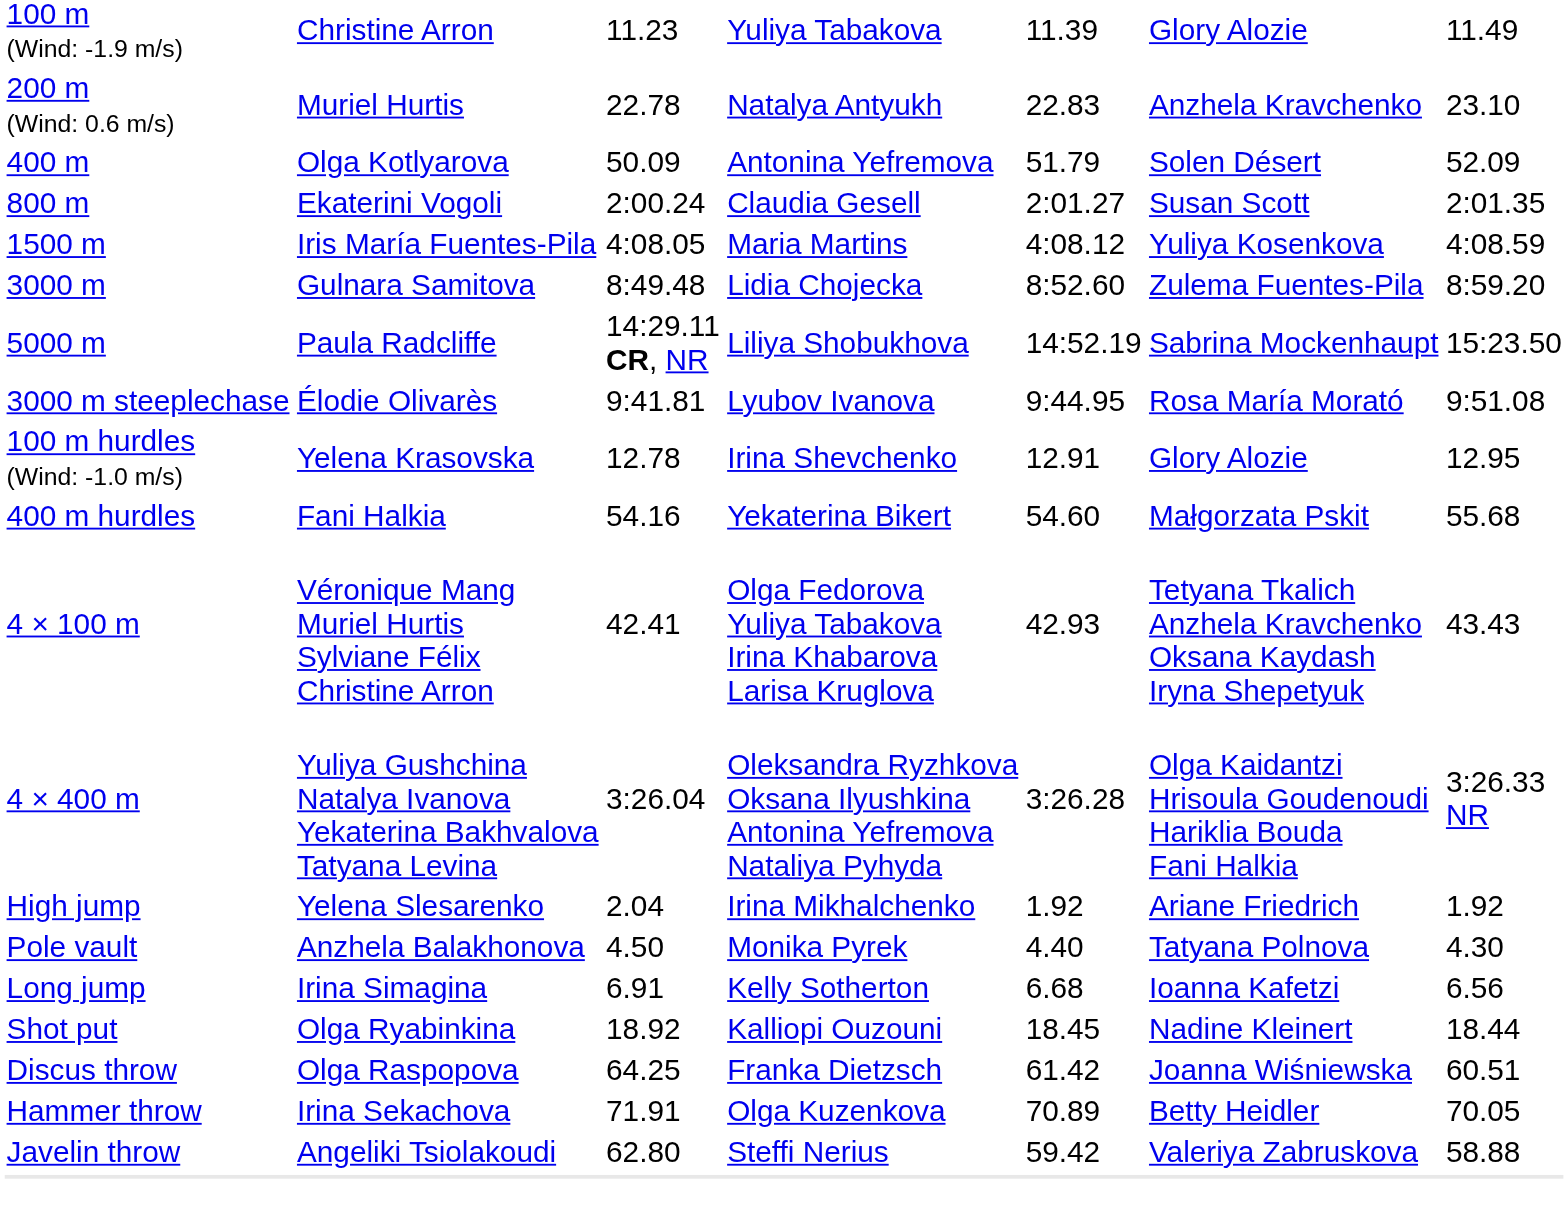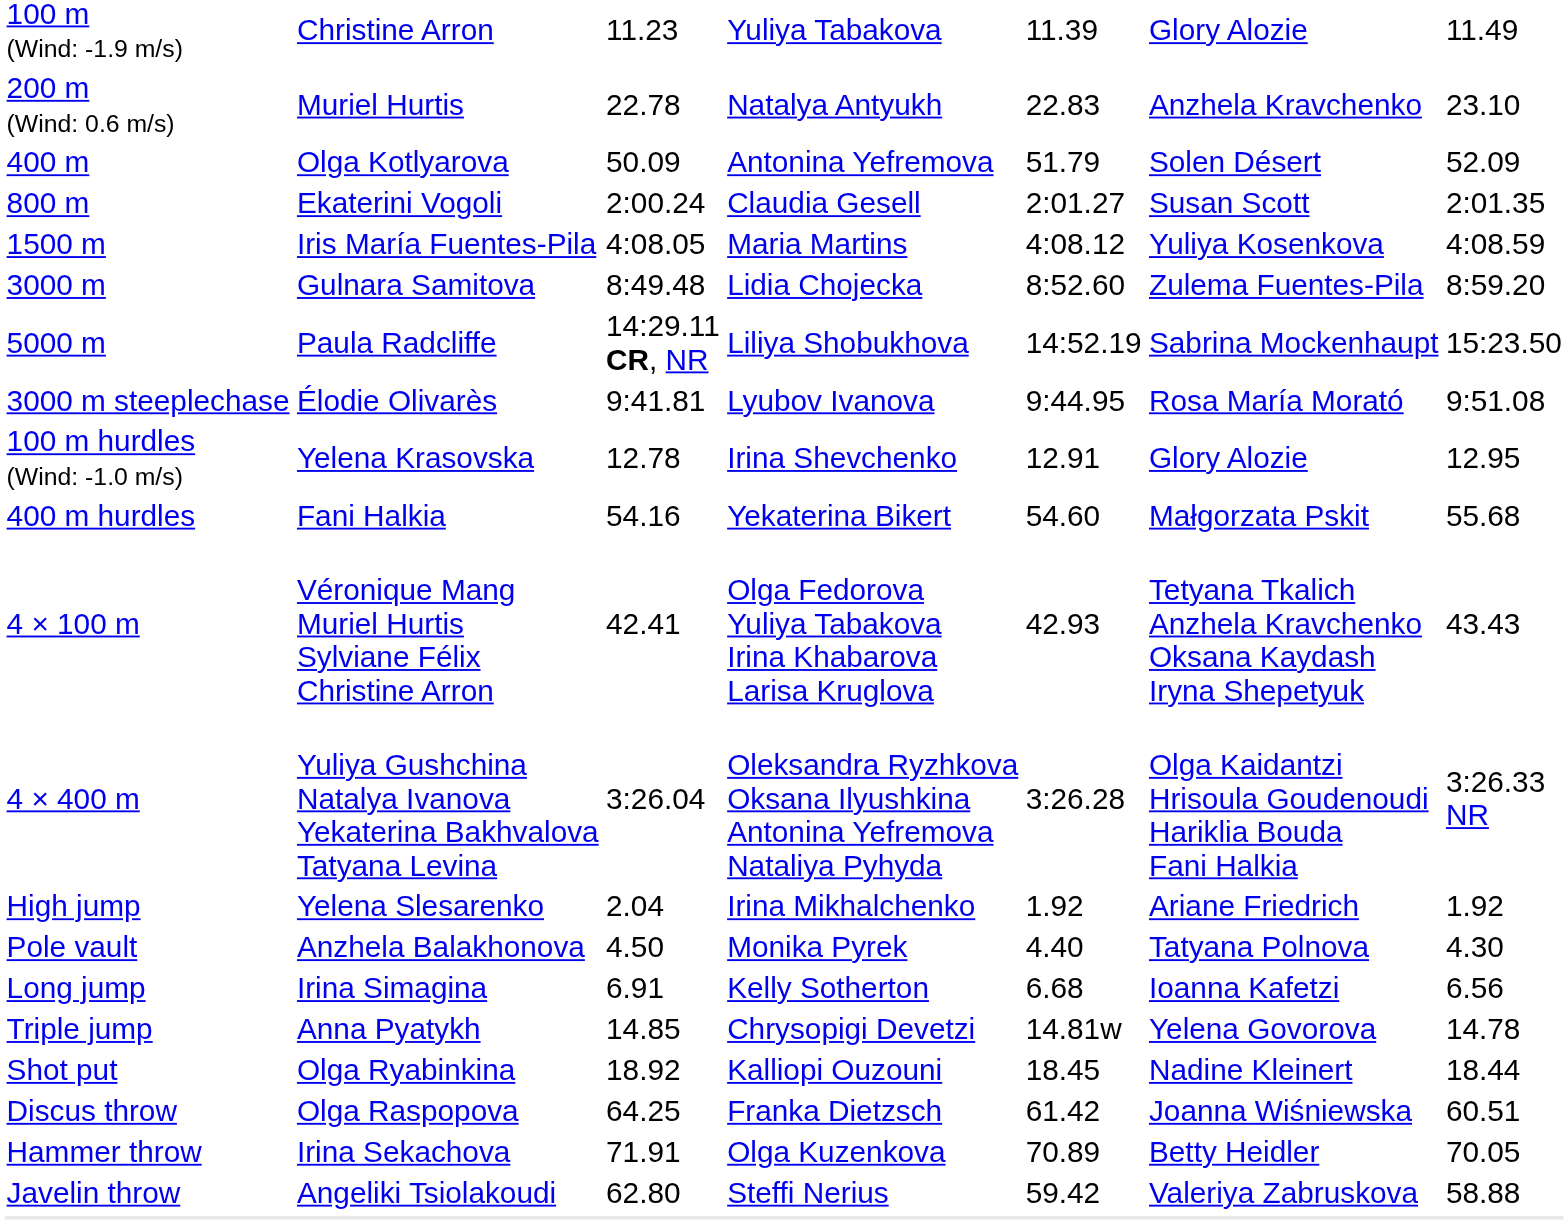+ row: (80, 1029)
